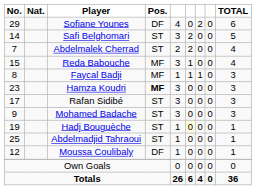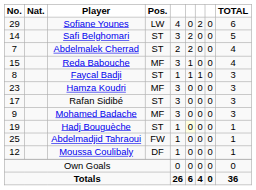(158, 24) DF -> (158, 24) LW
(158, 75) MF -> (158, 75) ST
(158, 88) bold -> (158, 88) normal
(158, 114) ST -> (158, 114) MF
(158, 140) ST -> (158, 140) FW
